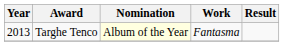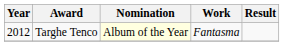(19, 31) 2013 -> (19, 31) 2012
